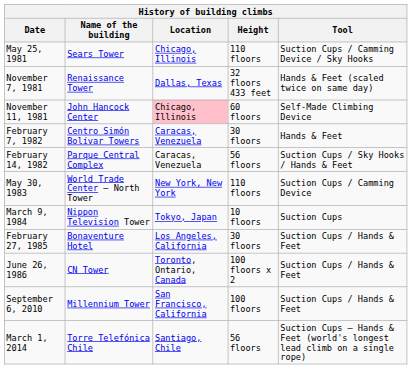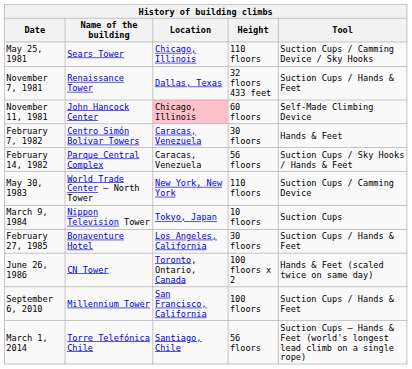(332, 83) Hands & Feet (scaled twice on same day) -> (337, 83) Suction Cups / Hands & Feet
(337, 270) Suction Cups / Hands & Feet -> (332, 270) Hands & Feet (scaled twice on same day)
